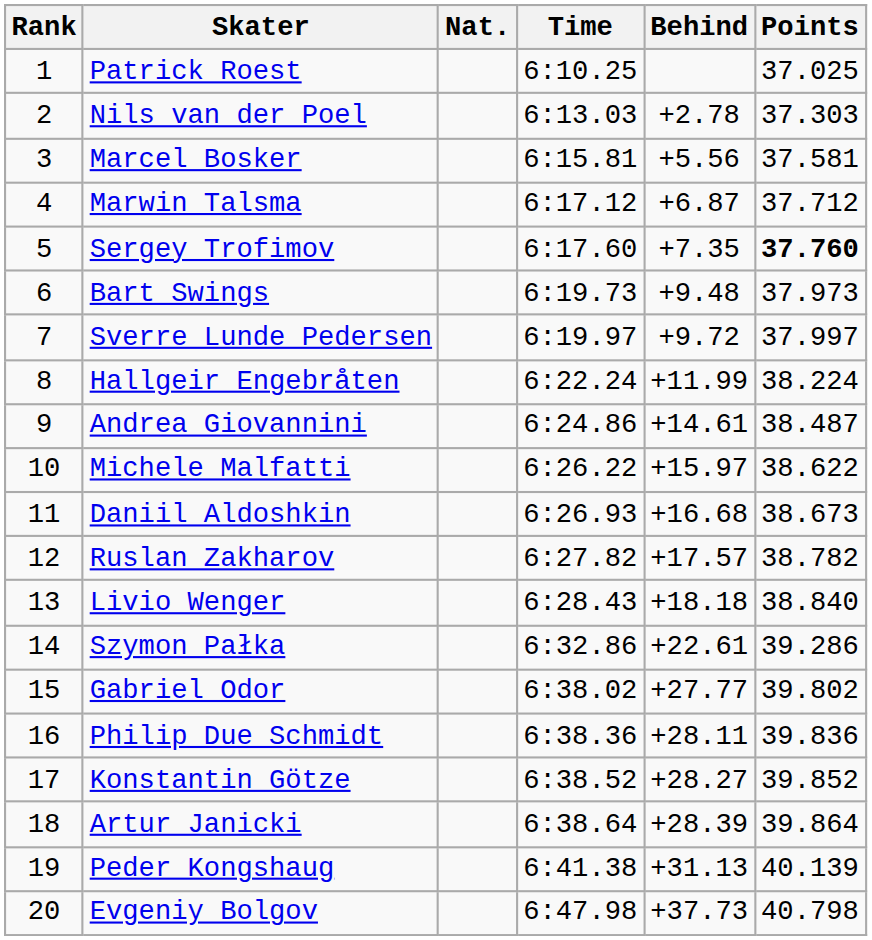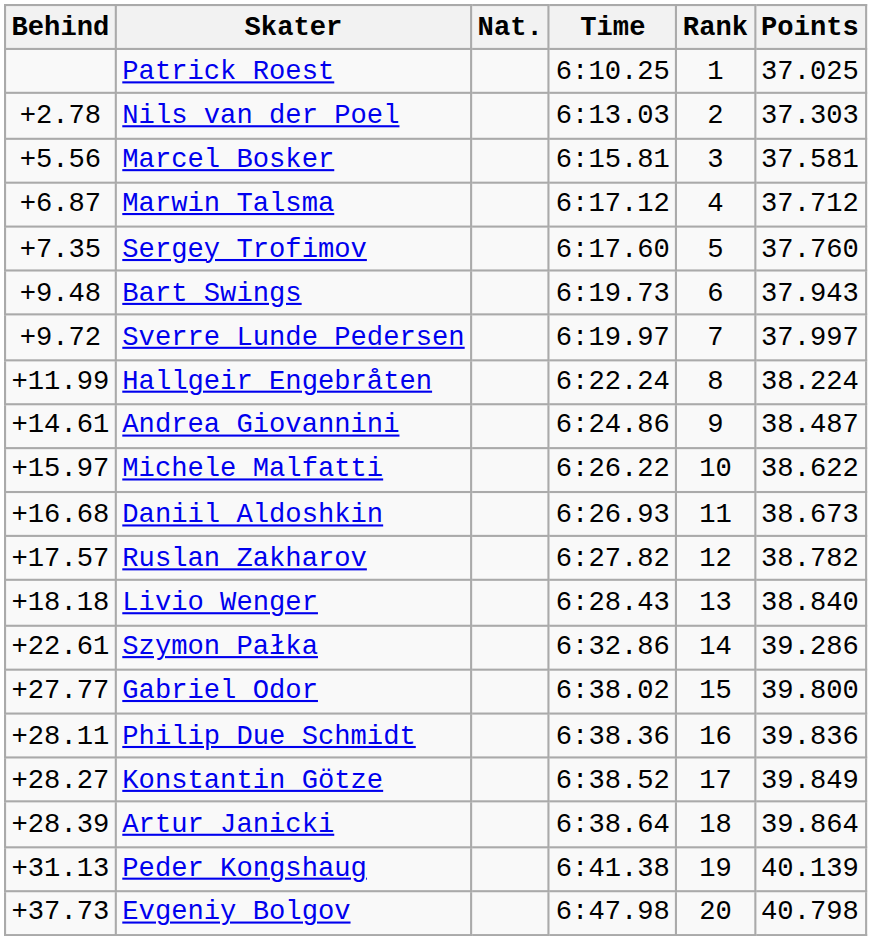columns swapped: (44, 27) <-> (699, 27)
(810, 249) bold -> (810, 249) normal
(810, 293) 37.973 -> (810, 293) 37.943
(810, 691) 39.802 -> (810, 691) 39.800
(810, 780) 39.852 -> (810, 780) 39.849
